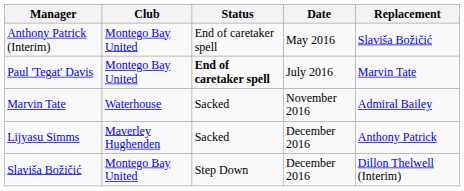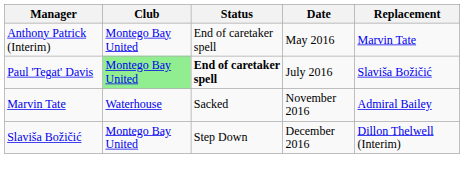(395, 39) Slaviša Božičić -> (387, 39) Marvin Tate
(138, 72) no background -> (138, 72) lightgreen background
(387, 72) Marvin Tate -> (395, 72) Slaviša Božičić
- row: (43, 137)
